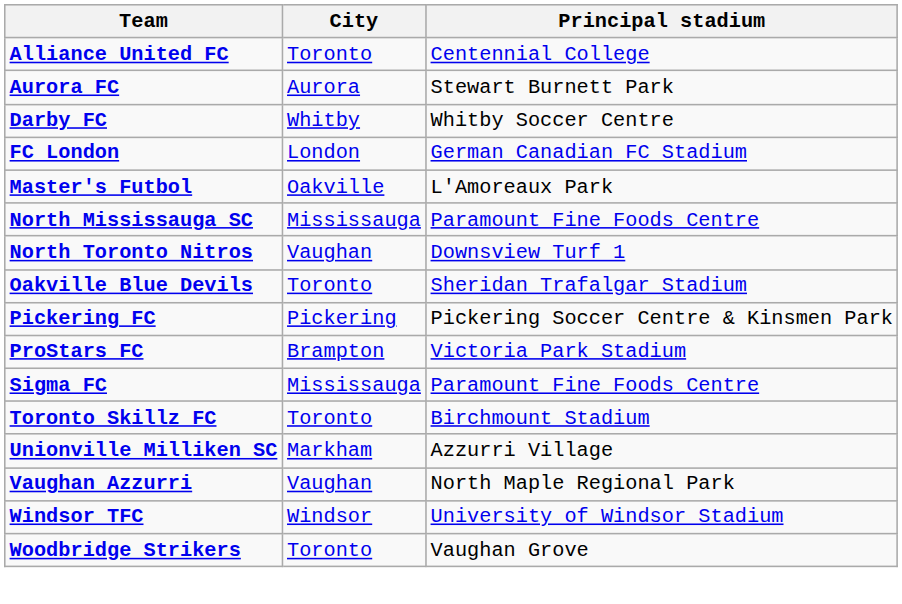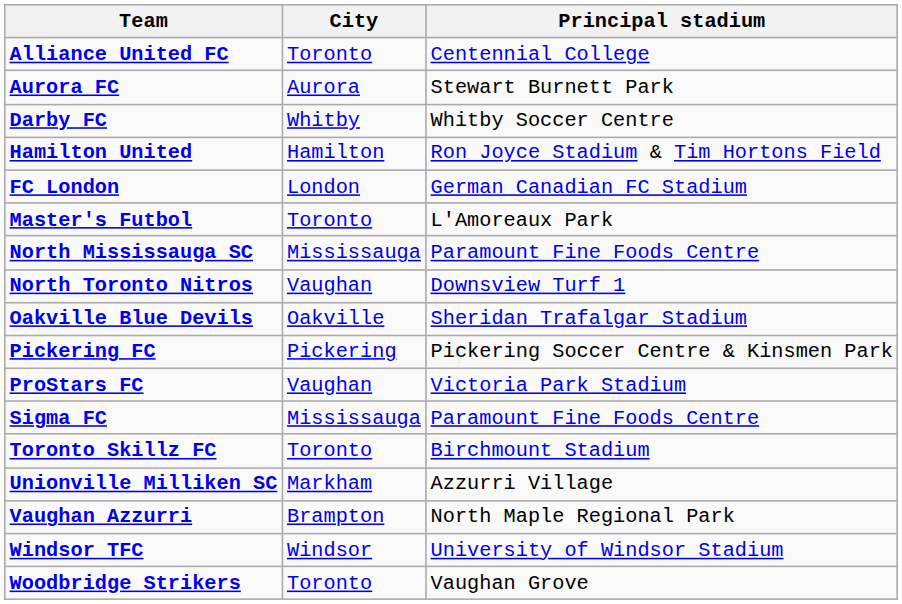+ row: (101, 154)
(336, 187) Oakville -> (330, 220) Toronto
(330, 286) Toronto -> (336, 319) Oakville
(336, 352) Brampton -> (330, 385) Vaughan
(330, 484) Vaughan -> (336, 517) Brampton
